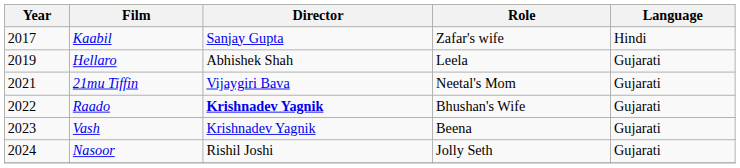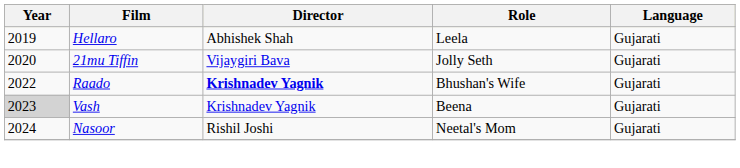- row: (92, 38)
(22, 83) 2021 -> (22, 60) 2020
(476, 83) Neetal's Mom -> (464, 60) Jolly Seth
(22, 128) no background -> (22, 106) lightgrey background
(464, 151) Jolly Seth -> (476, 128) Neetal's Mom
